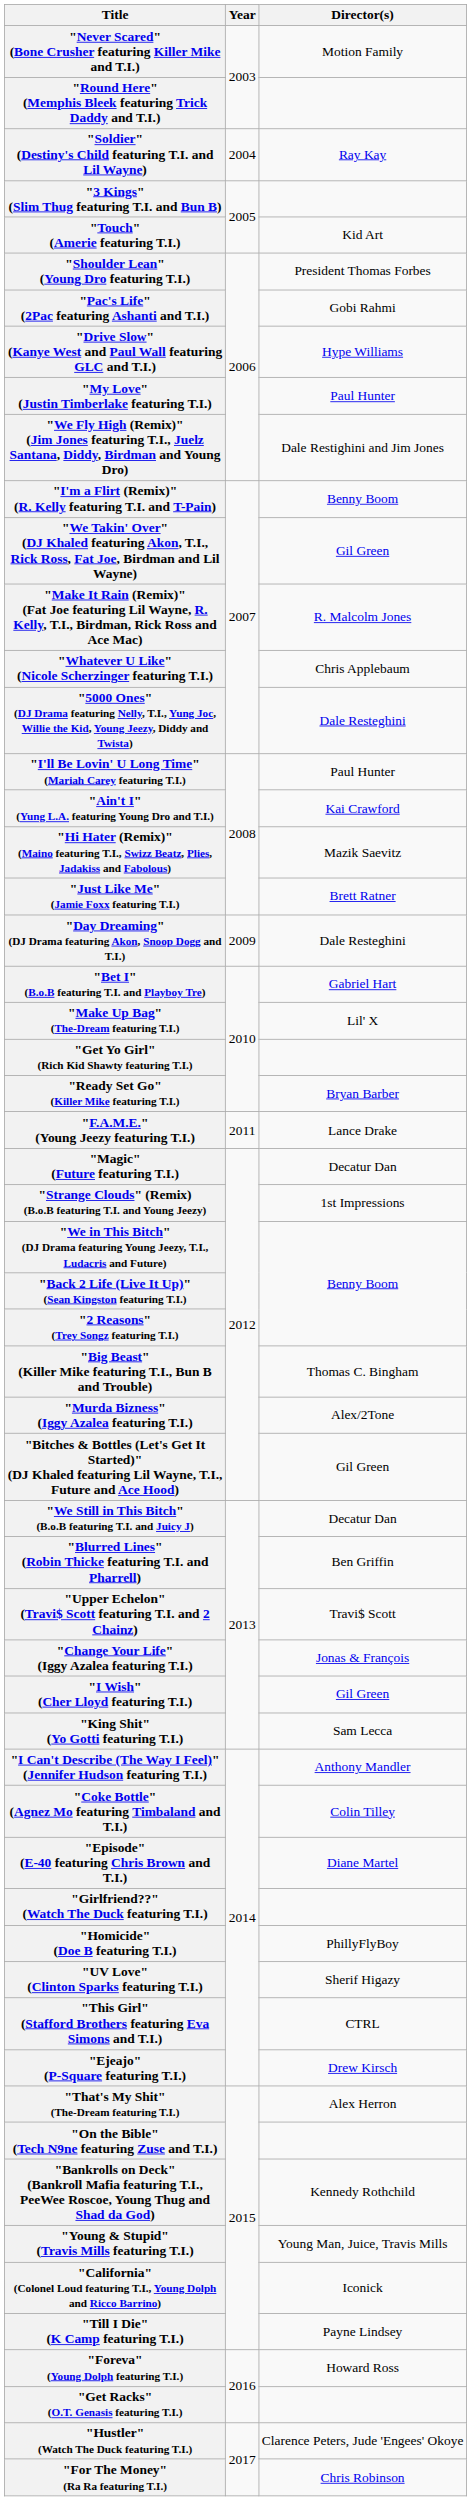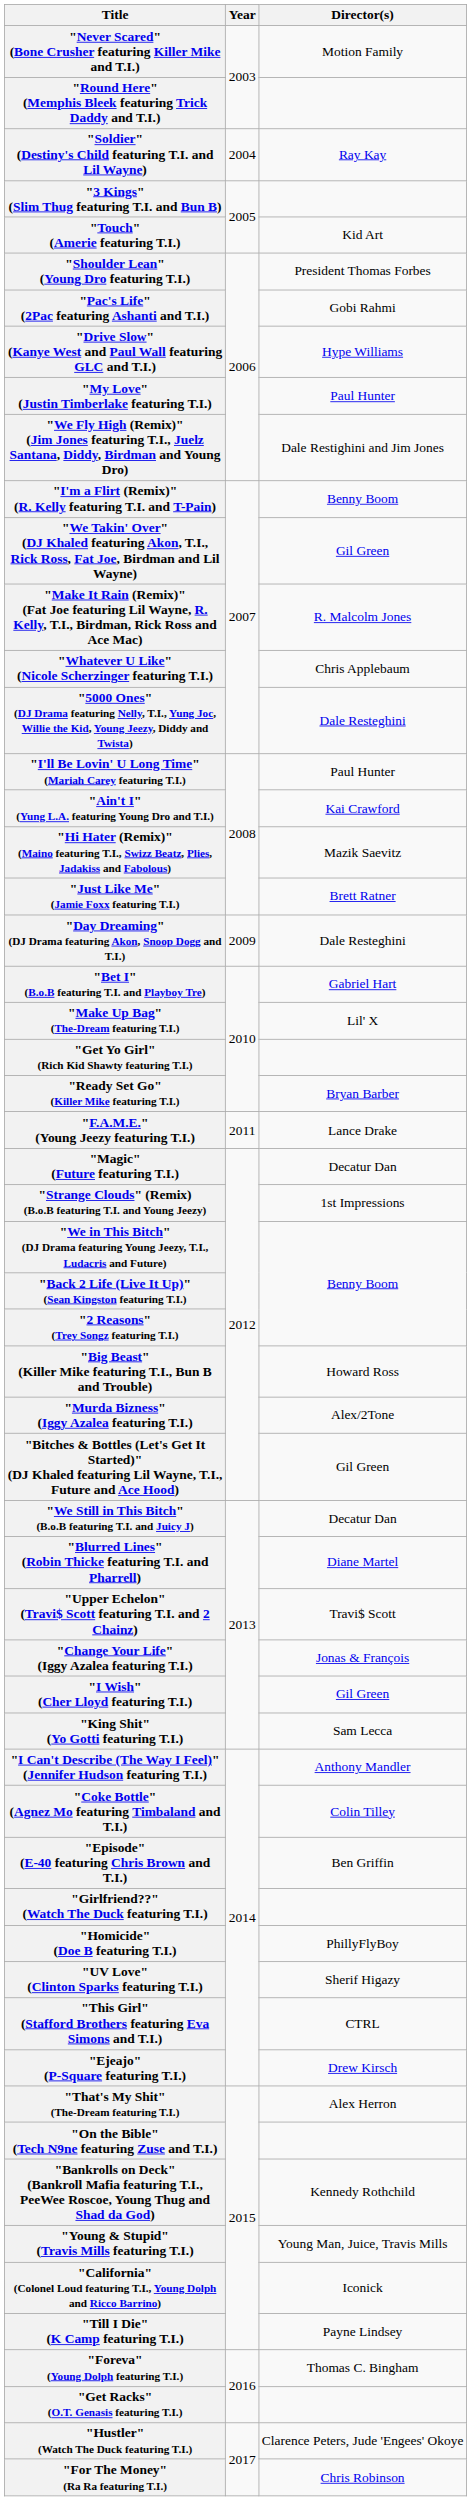(363, 1371) Thomas C. Bingham -> (363, 1371) Howard Ross
(363, 1562) Ben Griffin -> (363, 1562) Diane Martel
(363, 1862) Diane Martel -> (363, 1862) Ben Griffin
(363, 2368) Howard Ross -> (363, 2368) Thomas C. Bingham
